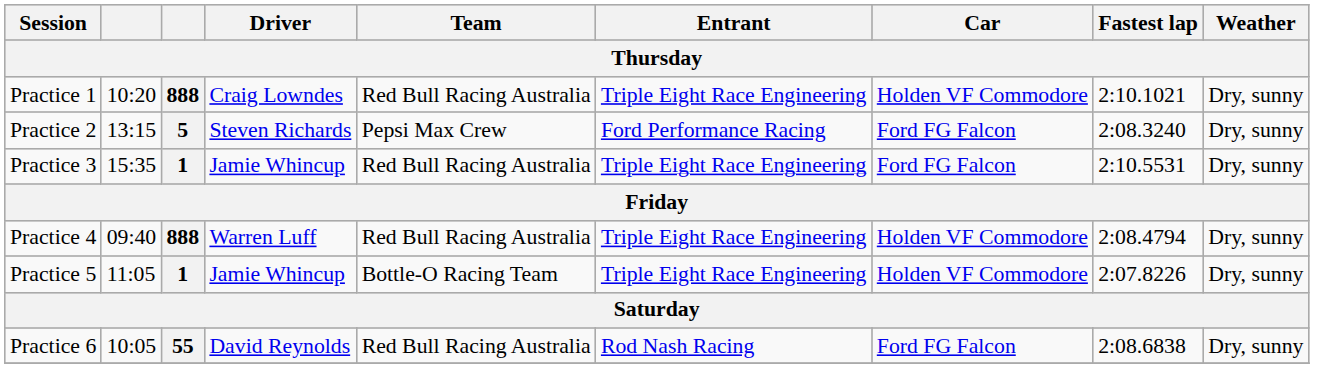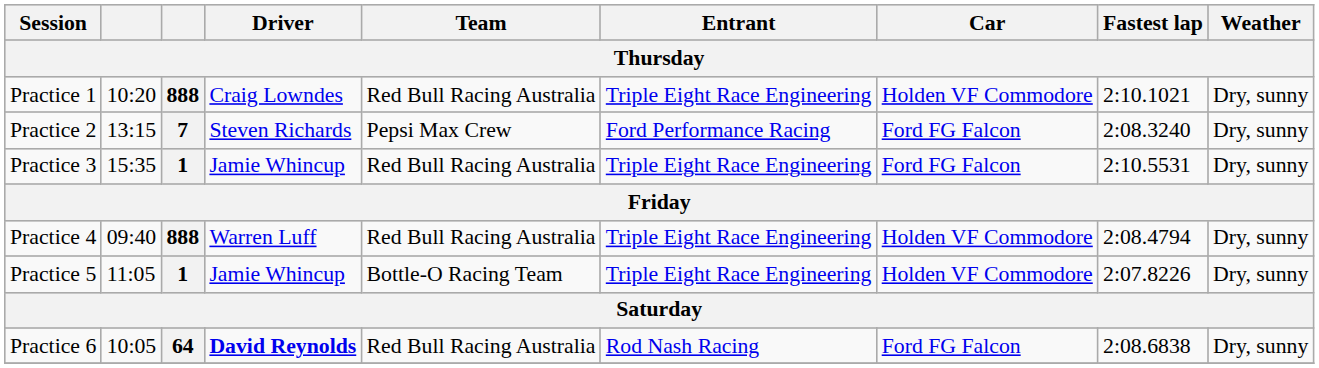(183, 129) 5 -> (183, 129) 7
(183, 345) 55 -> (183, 345) 64
(280, 345) normal -> (283, 345) bold
